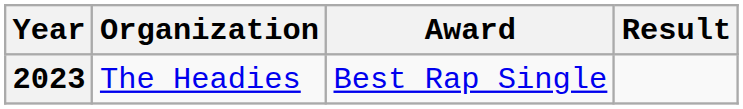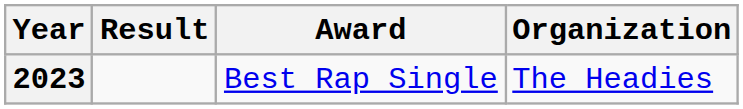columns swapped: (209, 30) <-> (677, 30)
